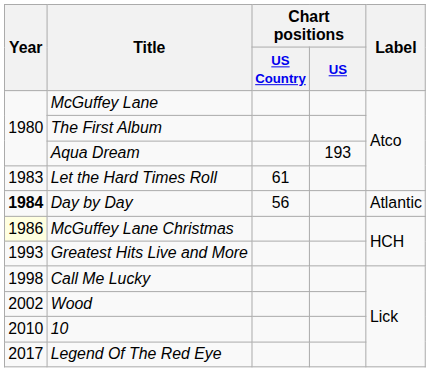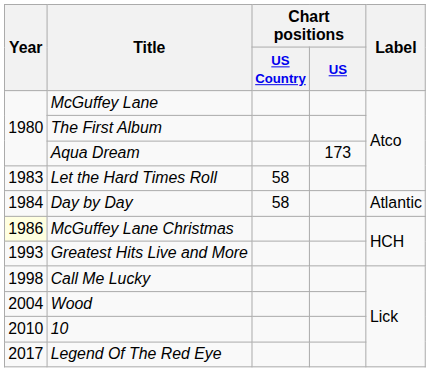(338, 153) 193 -> (338, 153) 173
(280, 178) 61 -> (280, 178) 58
(26, 203) bold -> (26, 203) normal
(280, 203) 56 -> (280, 203) 58
(26, 303) 2002 -> (26, 303) 2004
